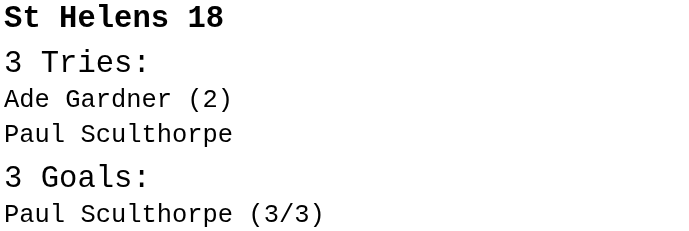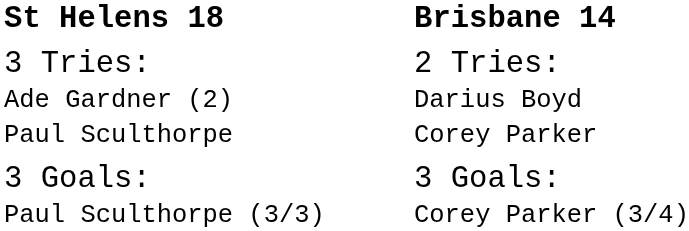+ column: (515, 19)
